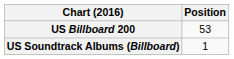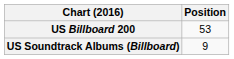(205, 46) 1 -> (205, 46) 9
